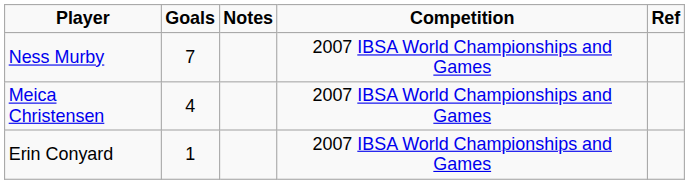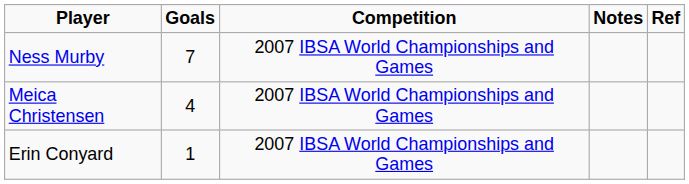columns swapped: (462, 18) <-> (248, 18)
